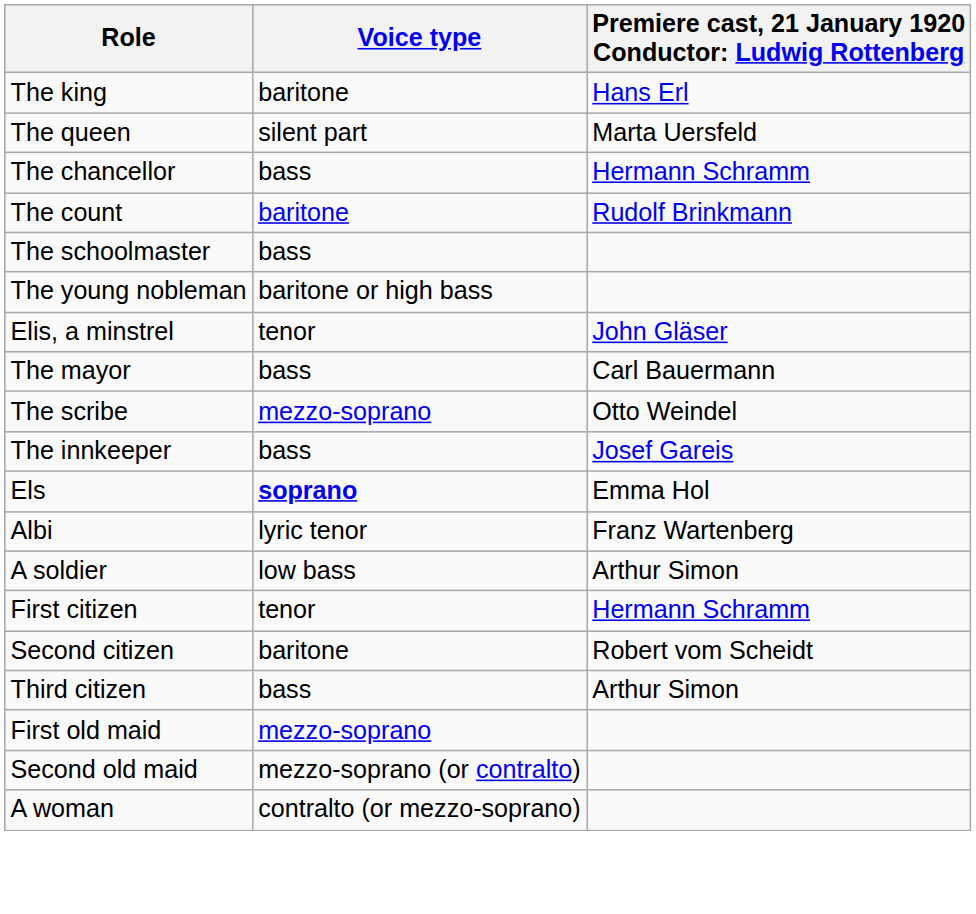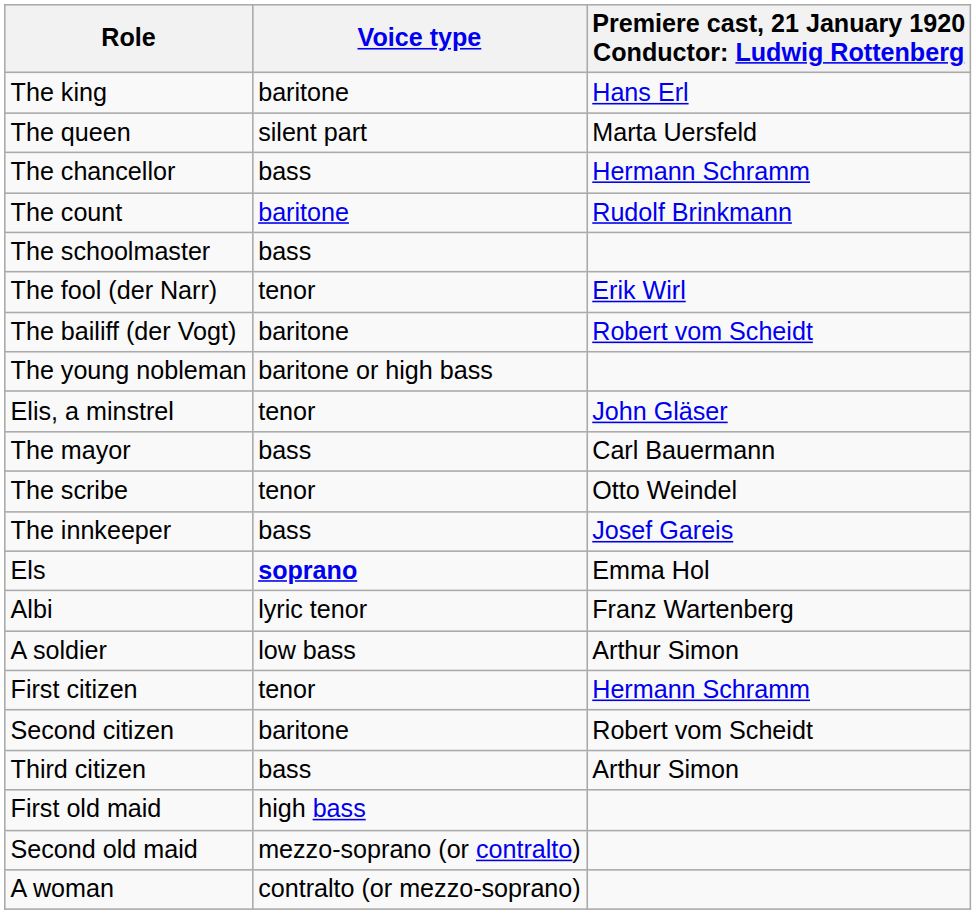+ row: (114, 291)
+ row: (123, 331)
(345, 411) mezzo-soprano -> (287, 490) tenor
(345, 729) mezzo-soprano -> (312, 809) high bass
